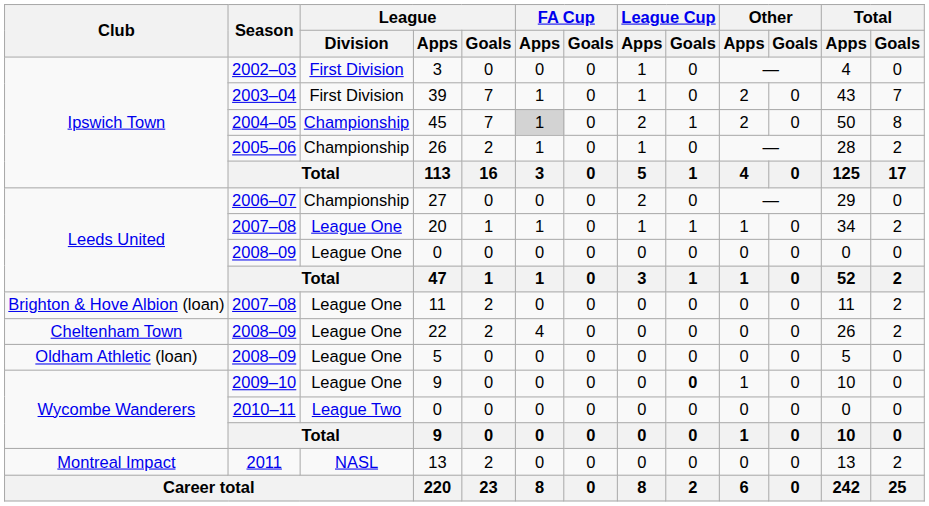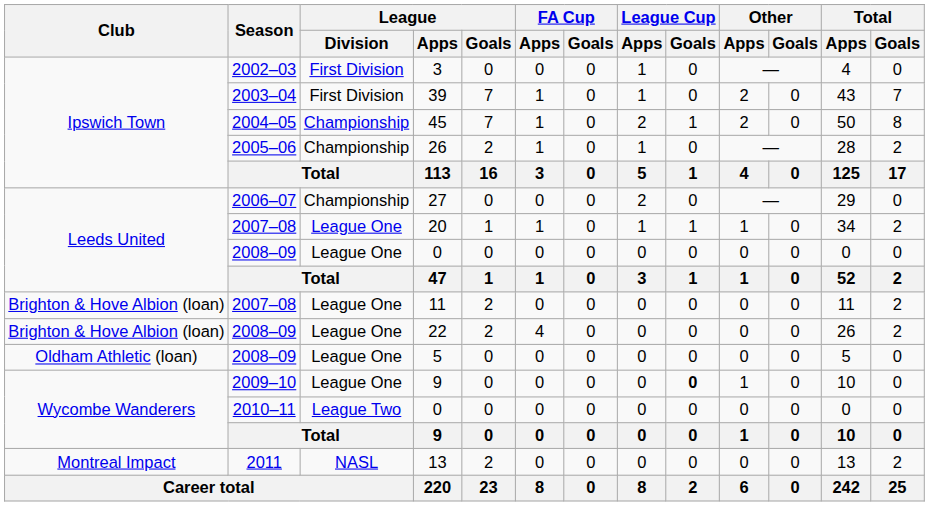(540, 122) lightgrey background -> (540, 122) no background
(116, 331) Cheltenham Town -> (116, 331) Brighton & Hove Albion (loan)
